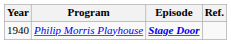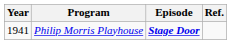(18, 30) 1940 -> (18, 30) 1941
